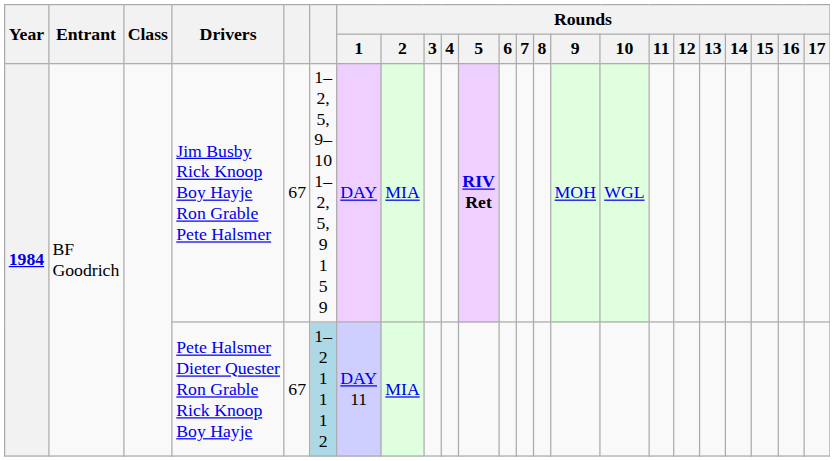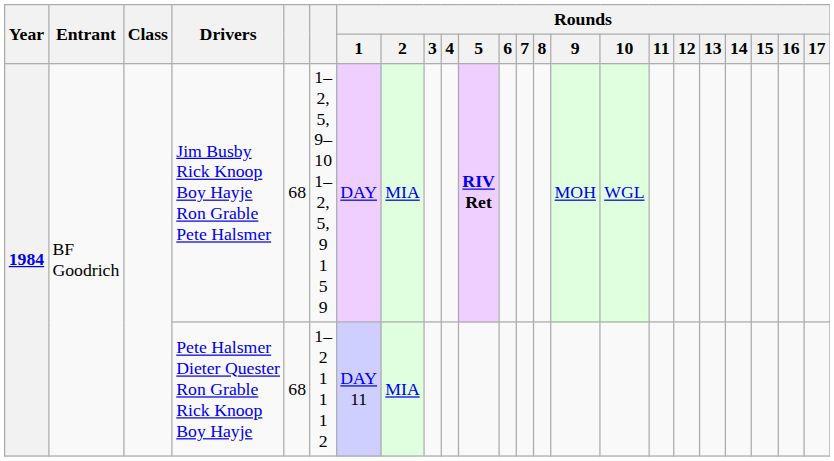(297, 192) 67 -> (297, 192) 68
(297, 389) 67 -> (297, 389) 68
(323, 389) lightblue background -> (323, 389) no background
